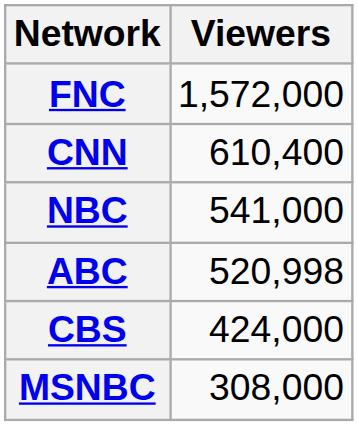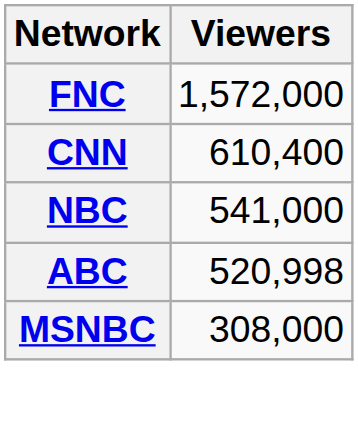- row: (87, 329)
